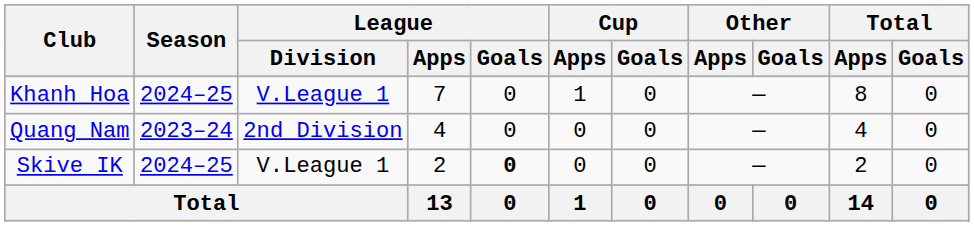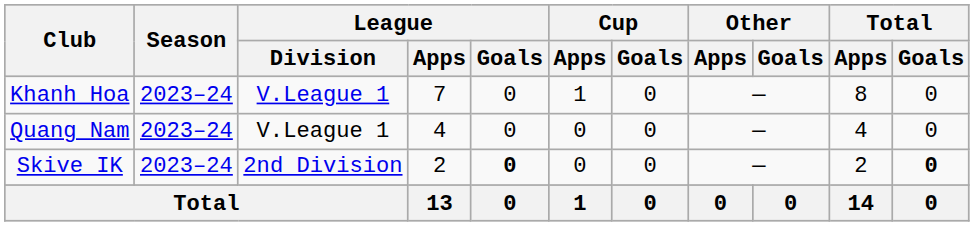(186, 95) 2024–25 -> (186, 95) 2023–24
(323, 131) 2nd Division -> (323, 131) V.League 1
(186, 167) 2024–25 -> (186, 167) 2023–24
(323, 167) V.League 1 -> (323, 167) 2nd Division
(931, 167) normal -> (931, 167) bold
